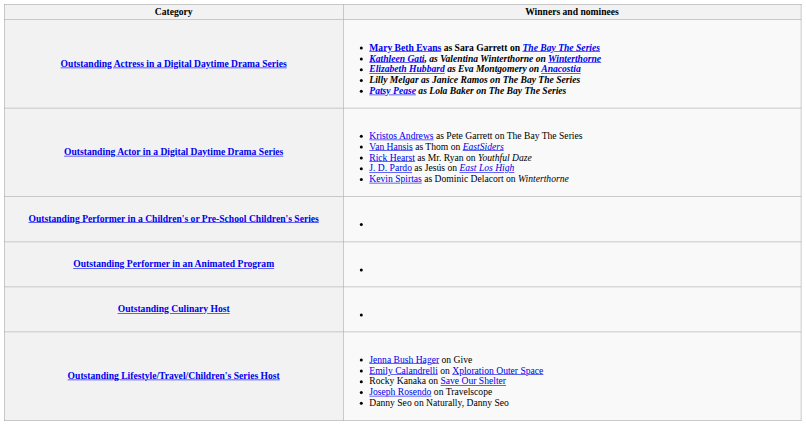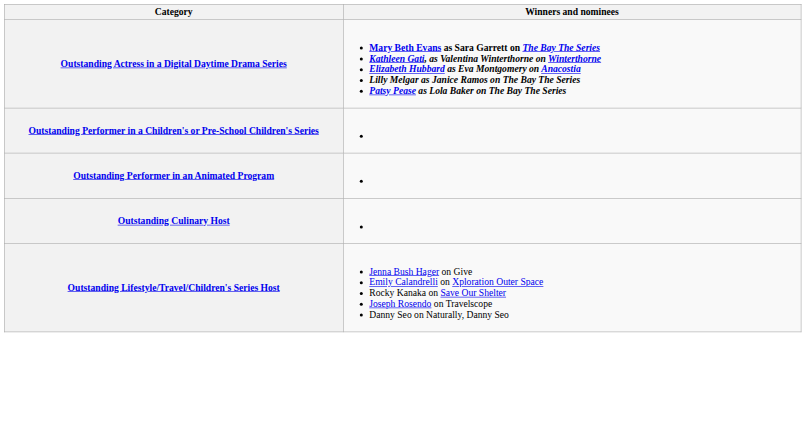- row: (174, 152)
